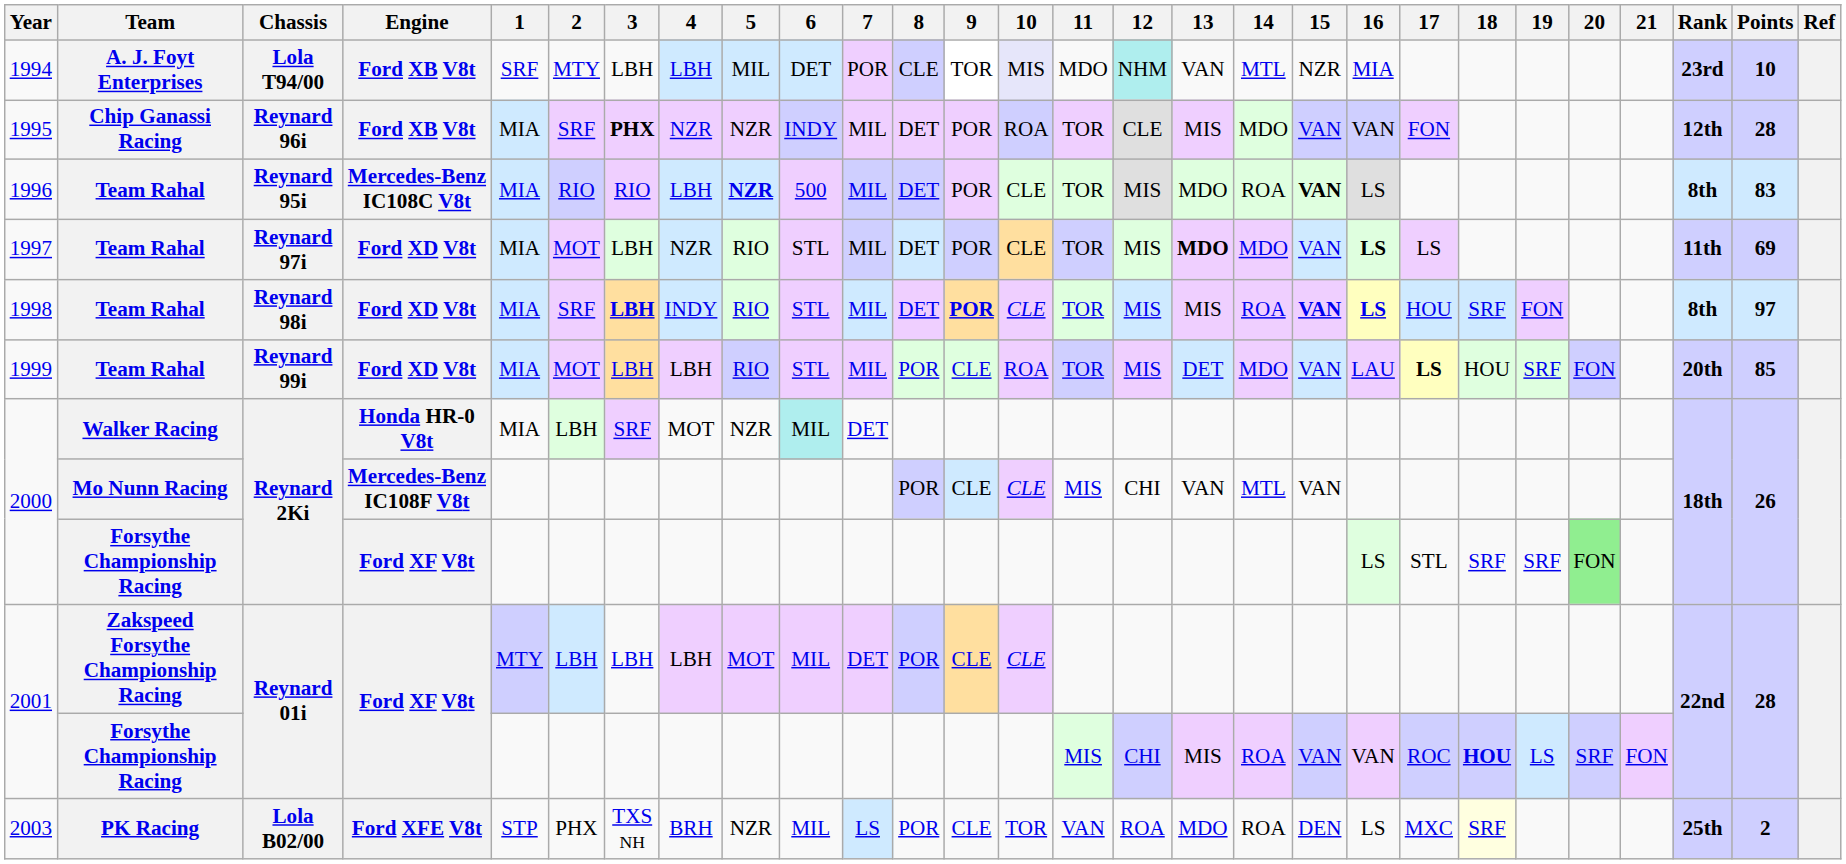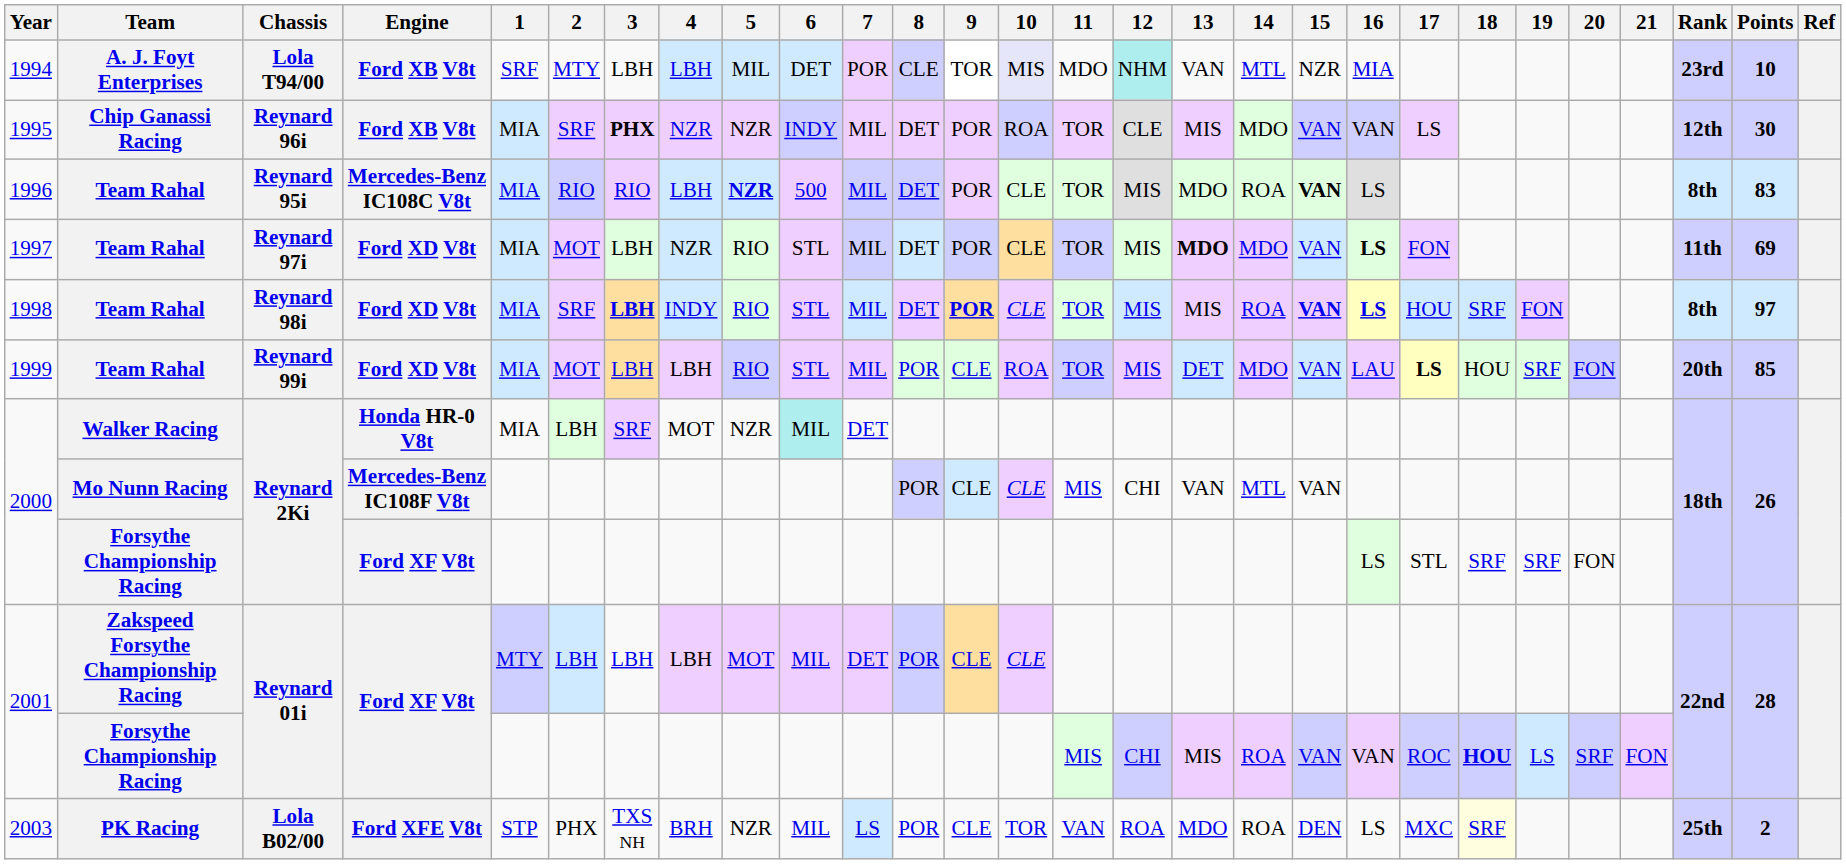(1429, 129) FON -> (1429, 129) LS
(1765, 129) 28 -> (1765, 129) 30
(1429, 249) LS -> (1429, 249) FON
(1594, 561) lightgreen background -> (1594, 561) no background
